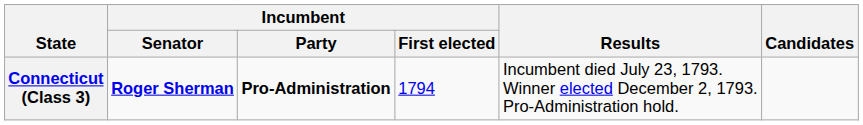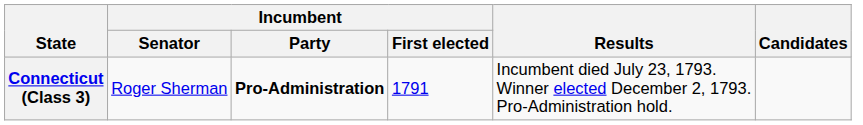(172, 88) bold -> (169, 88) normal
(417, 88) 1794 -> (410, 88) 1791
